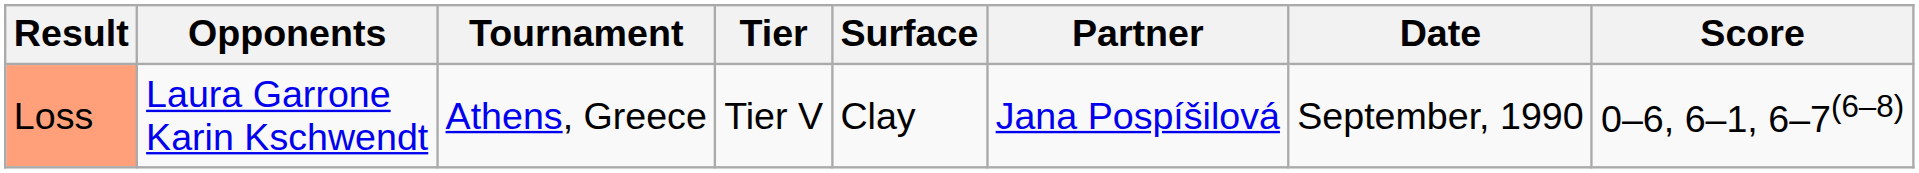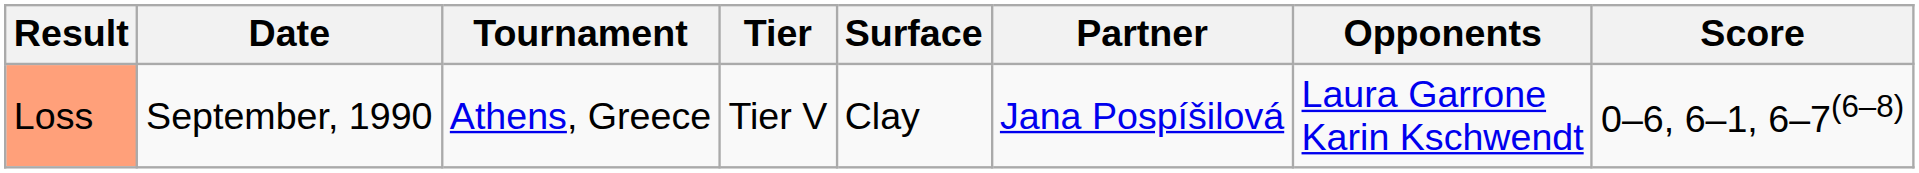columns swapped: (1440, 34) <-> (287, 34)
